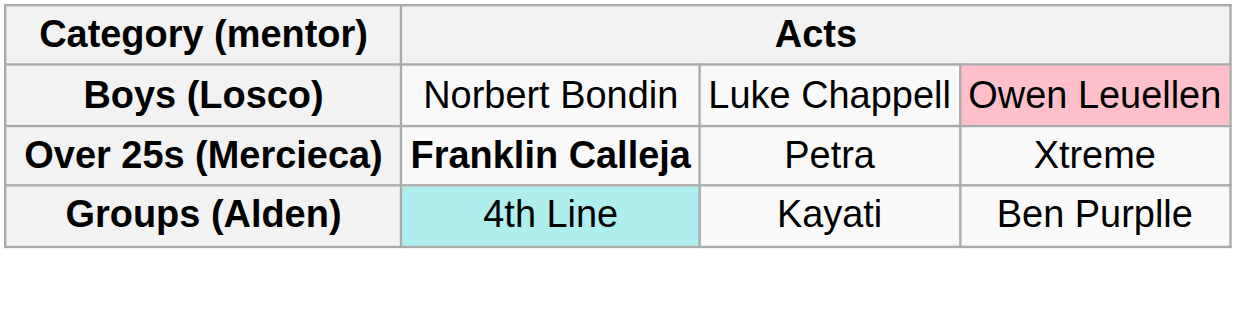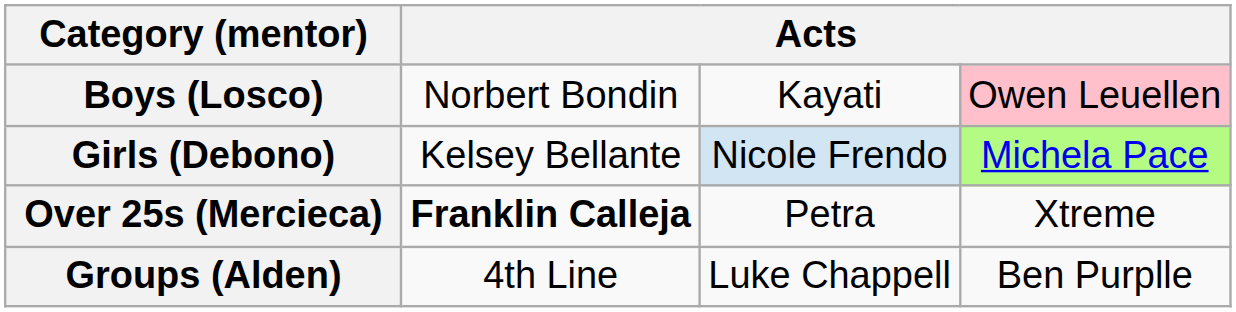(830, 94) Luke Chappell -> (830, 94) Kayati
+ row: (204, 154)
(551, 214) paleturquoise background -> (551, 275) no background
(830, 214) Kayati -> (830, 275) Luke Chappell
